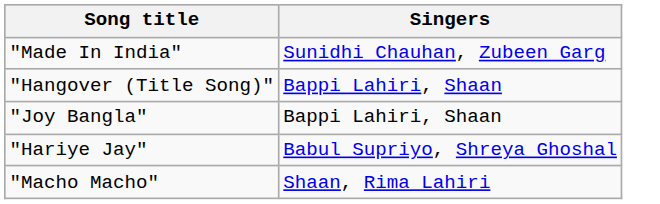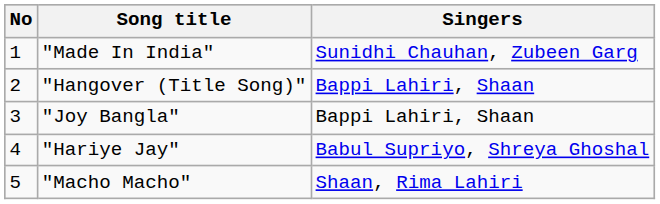+ column: (21, 21)
